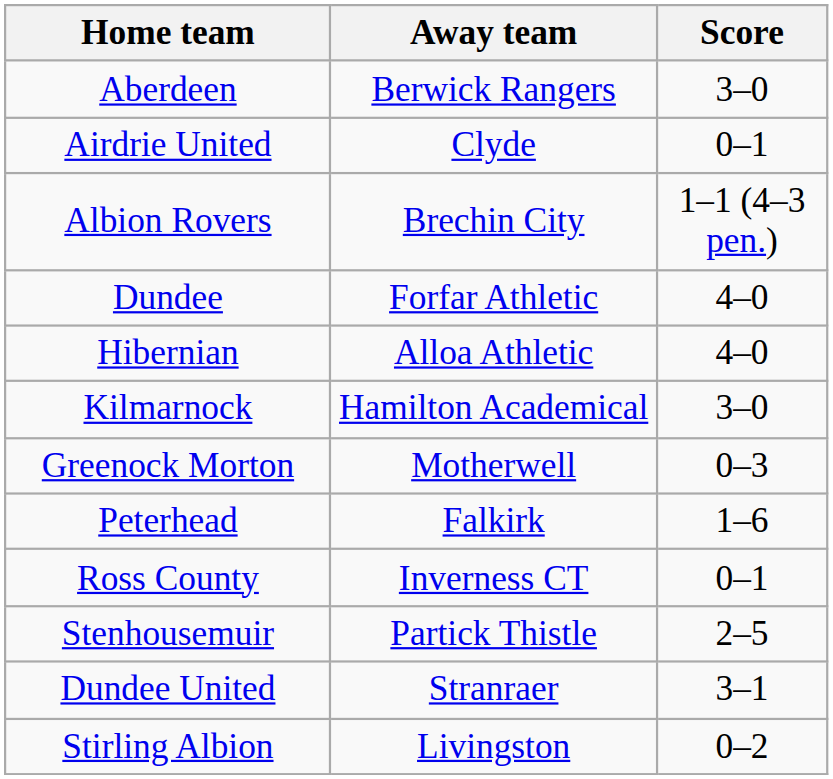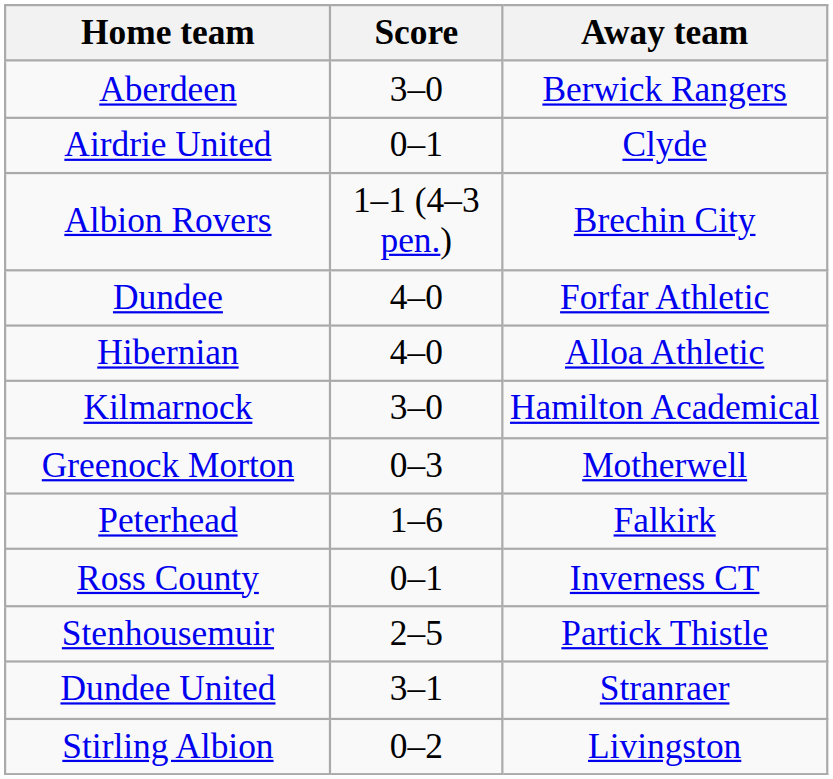columns swapped: (742, 32) <-> (494, 32)
